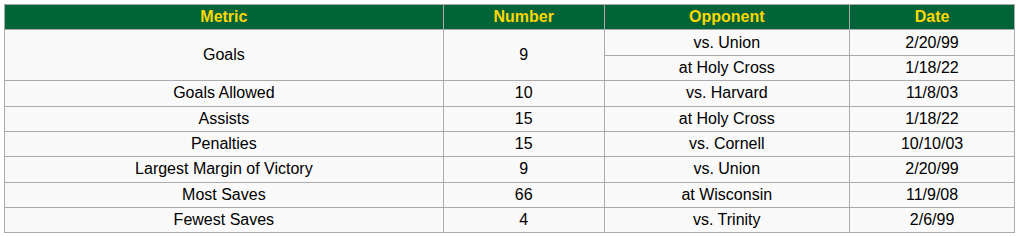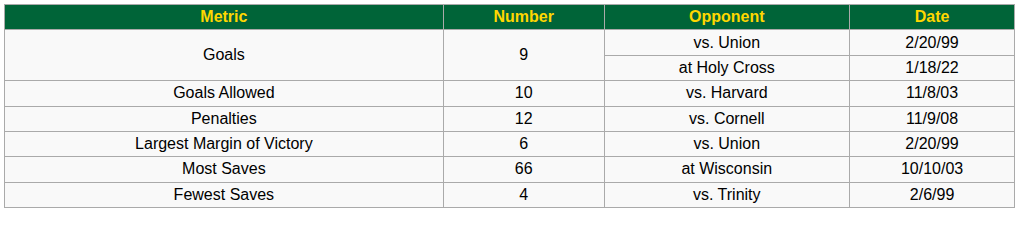- row: (224, 118)
(524, 144) 15 -> (524, 118) 12
(932, 144) 10/10/03 -> (932, 118) 11/9/08
(524, 169) 9 -> (524, 144) 6
(932, 194) 11/9/08 -> (932, 169) 10/10/03
